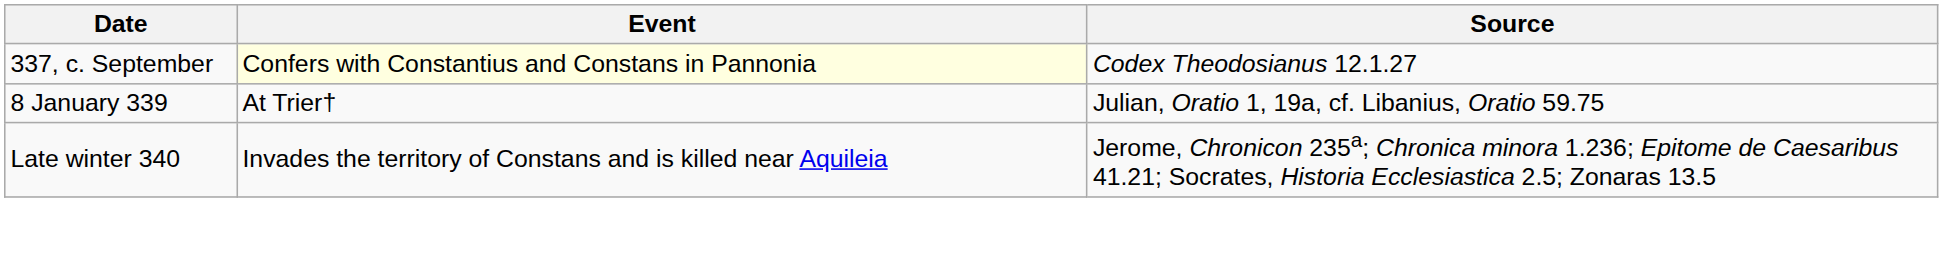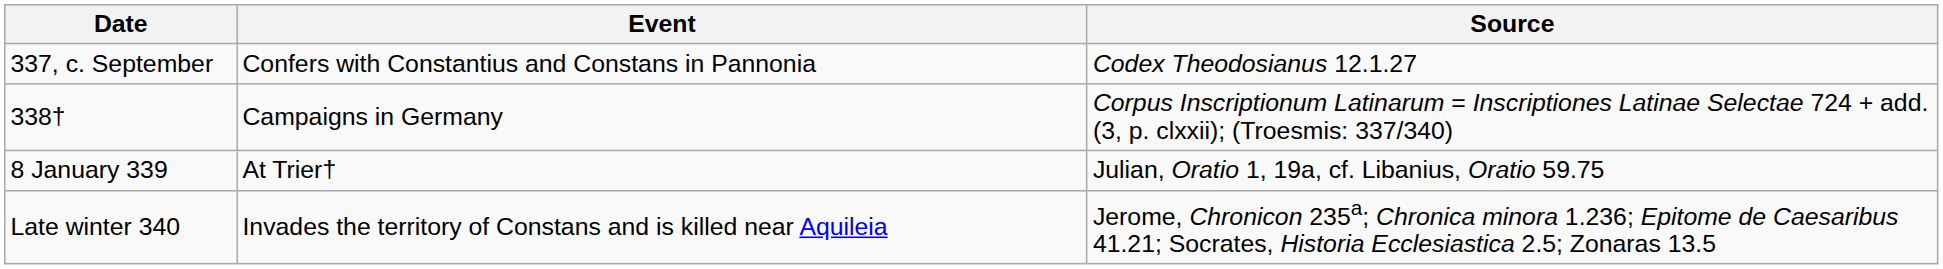(529, 63) lightyellow background -> (529, 63) no background
+ row: (38, 116)
